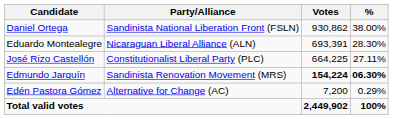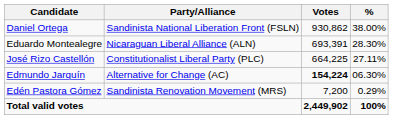(196, 75) Sandinista Renovation Movement (MRS) -> (168, 75) Alternative for Change (AC)
(369, 75) bold -> (369, 75) normal
(168, 91) Alternative for Change (AC) -> (196, 91) Sandinista Renovation Movement (MRS)
